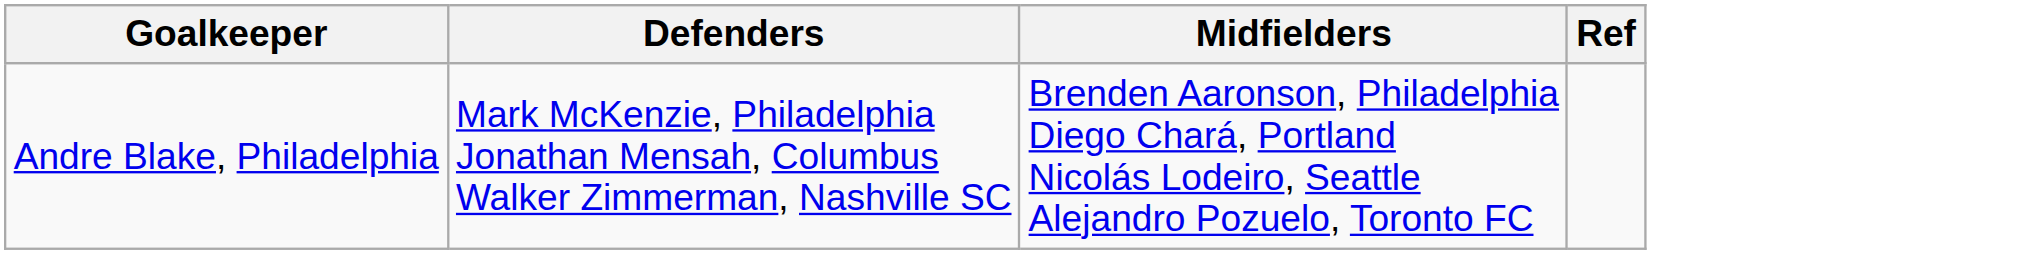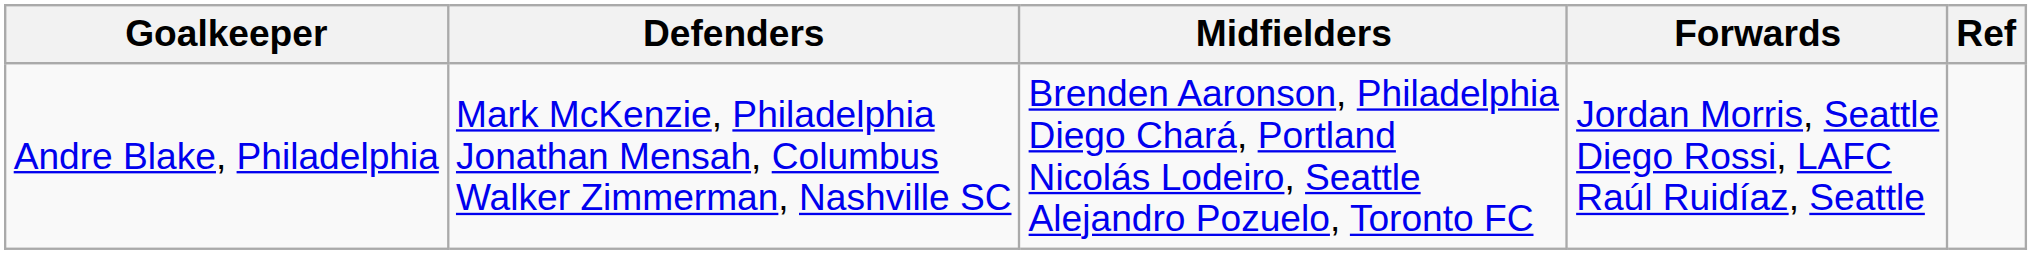+ column: (1758, 33)
